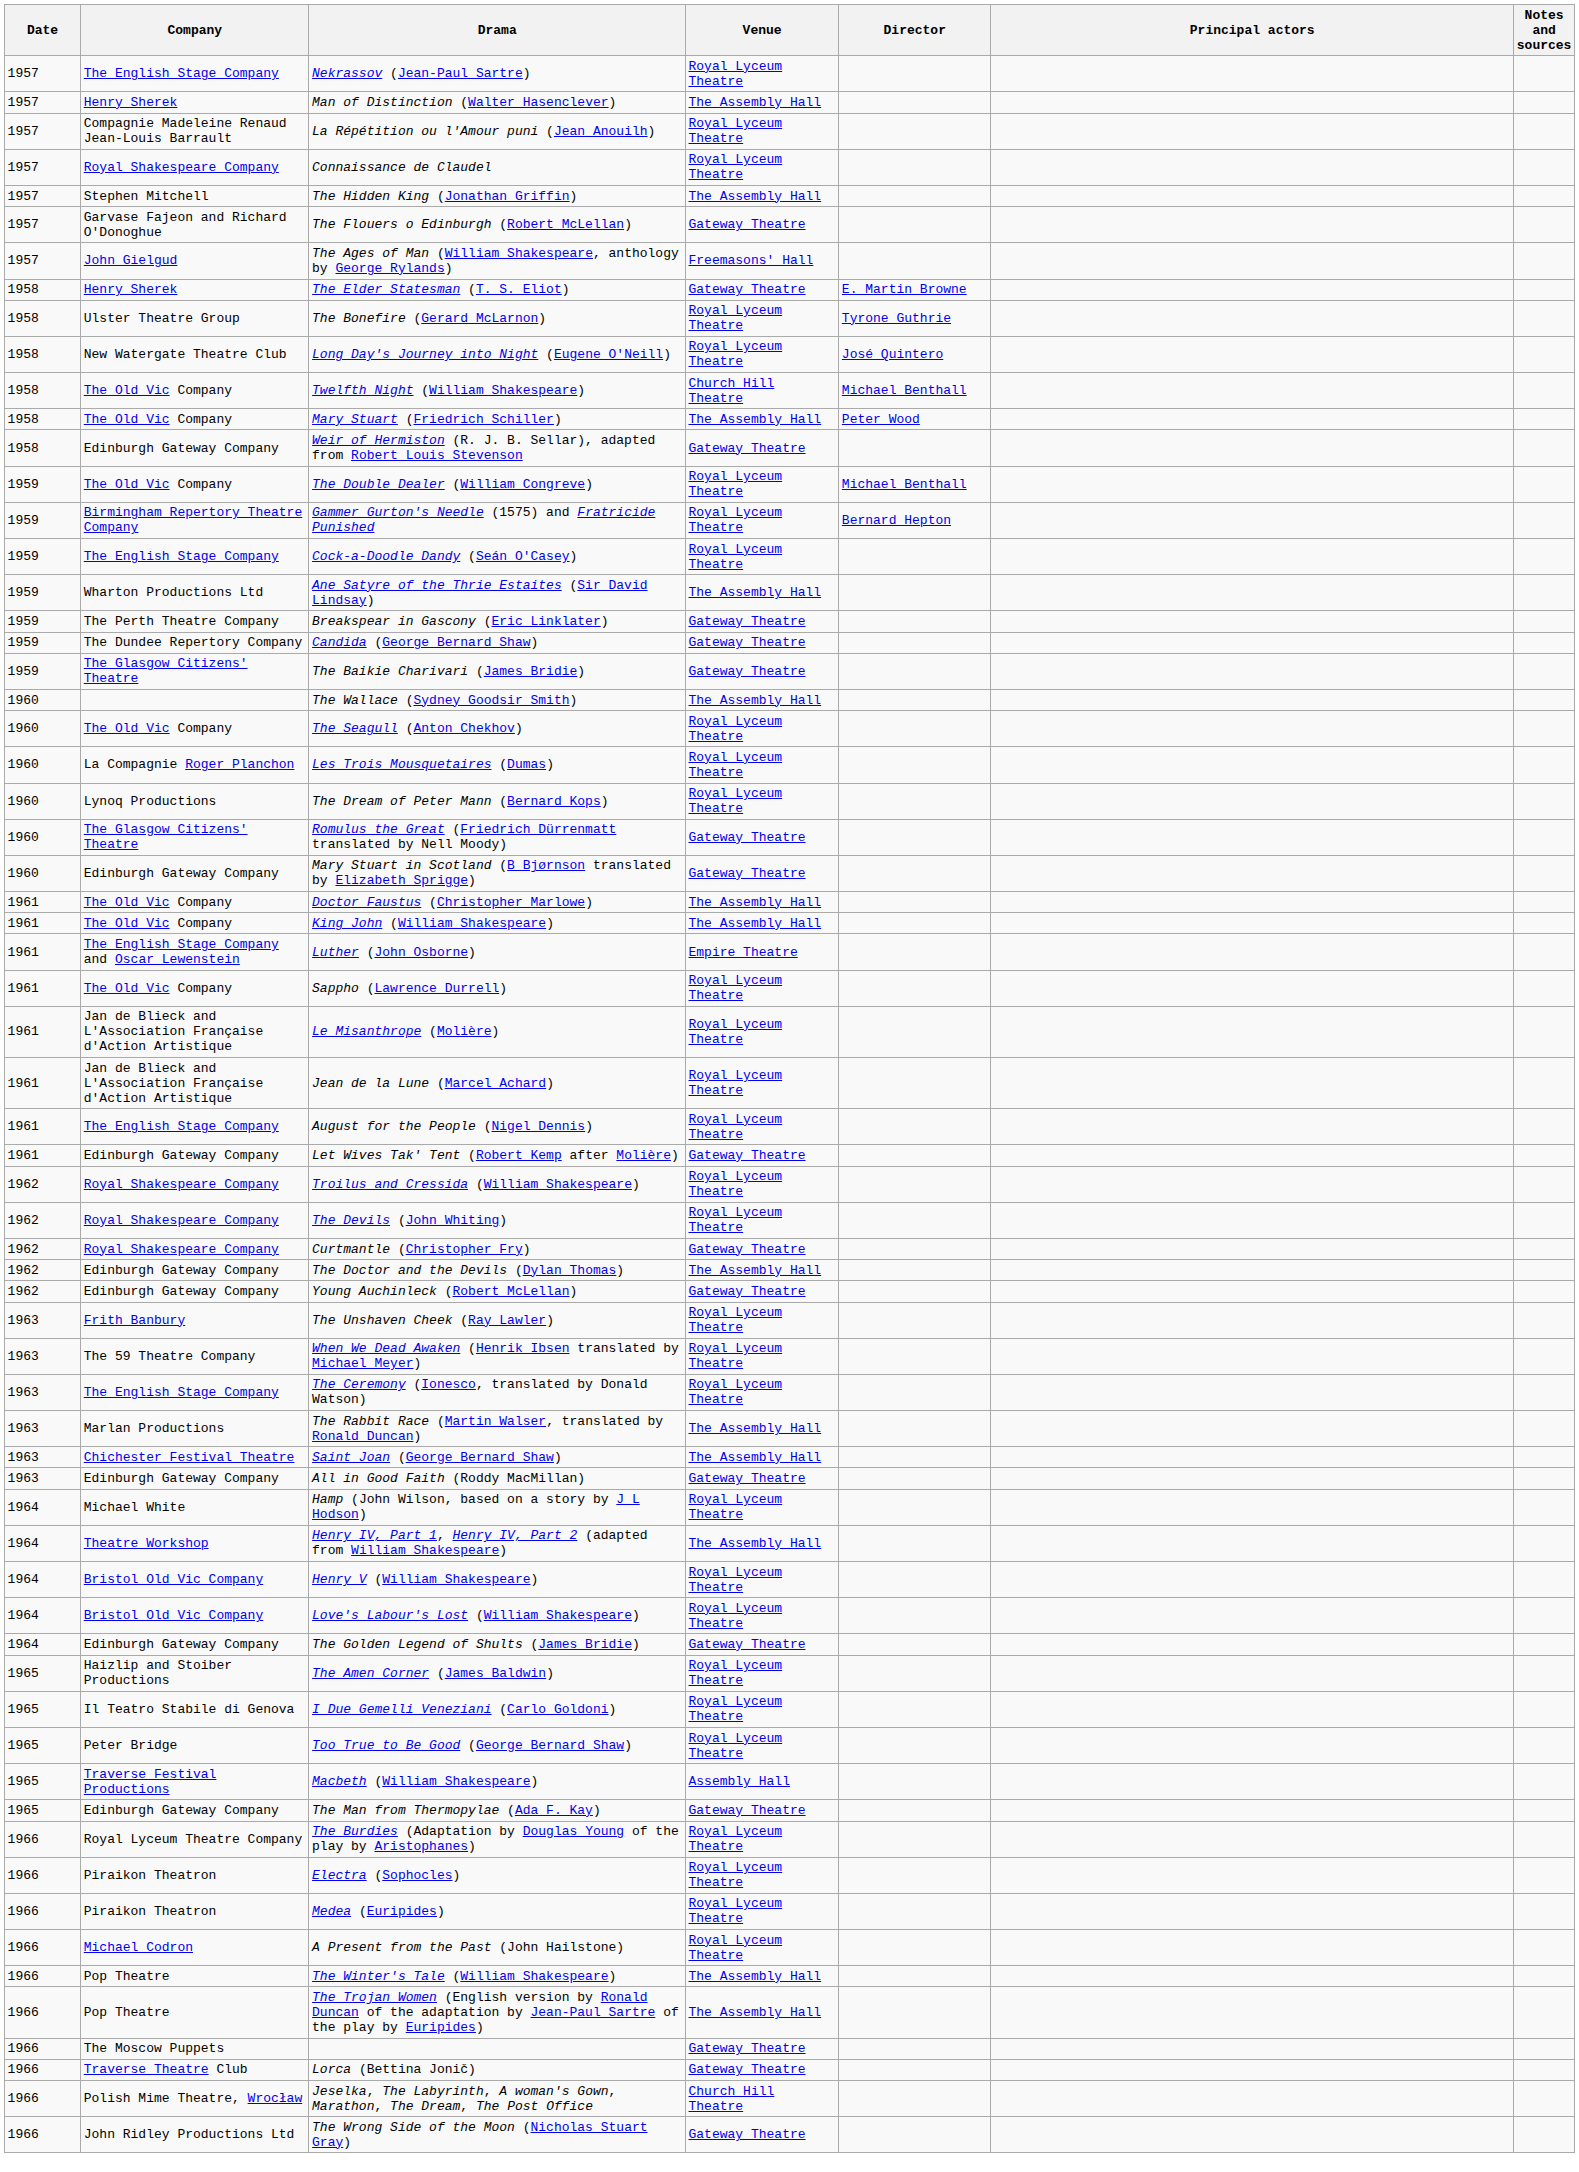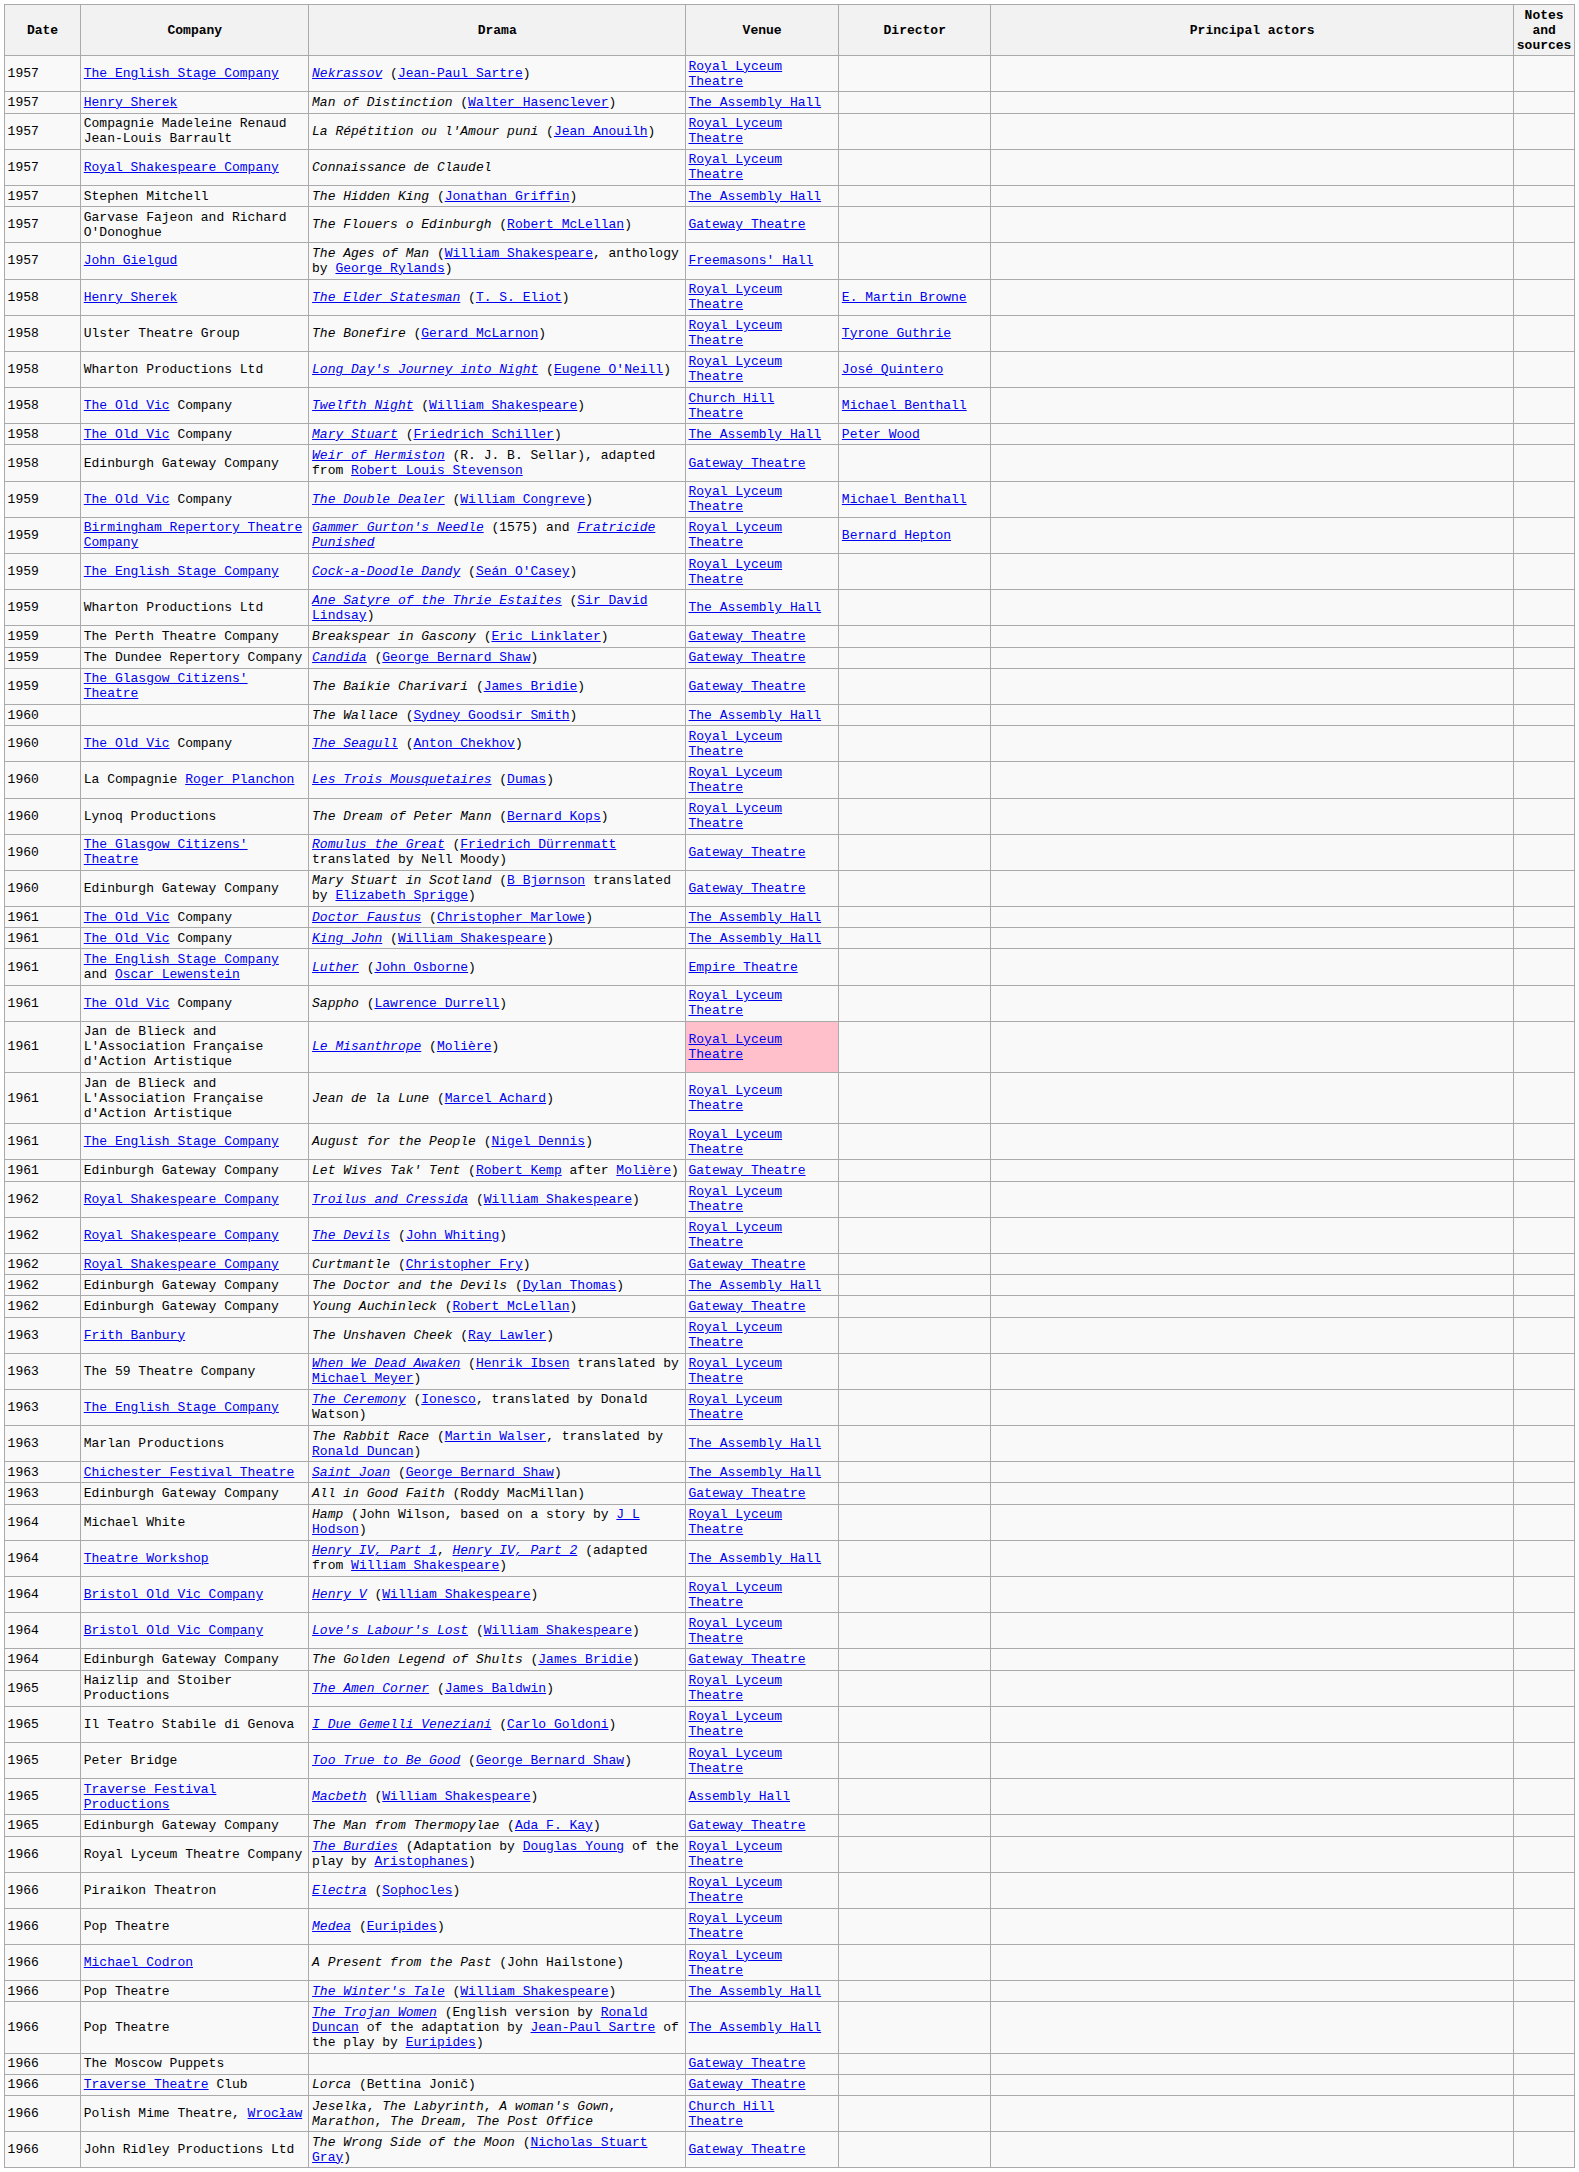(747, 290) Gateway Theatre -> (735, 297) Royal Lyceum Theatre
(185, 354) New Watergate Theatre Club -> (173, 369) Wharton Productions Ltd
(735, 1032) no background -> (735, 1047) pink background
(150, 1911) Piraikon Theatron -> (127, 1926) Pop Theatre
